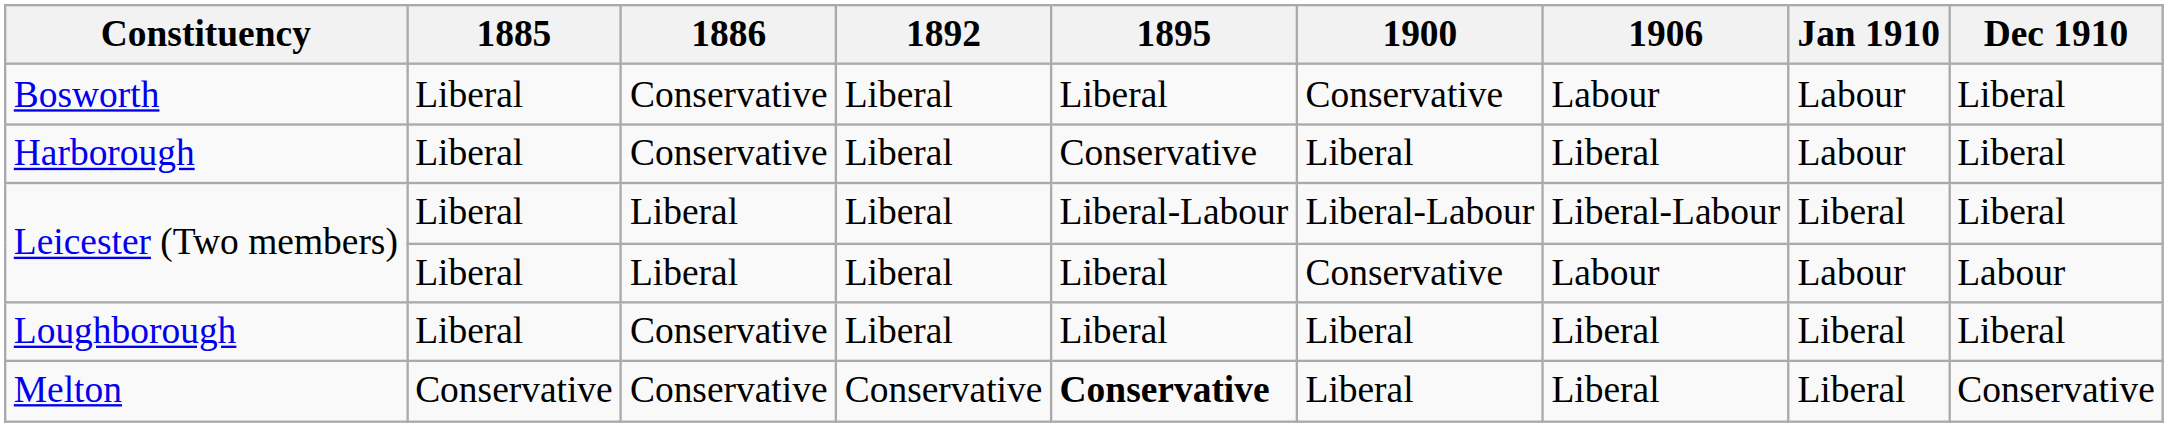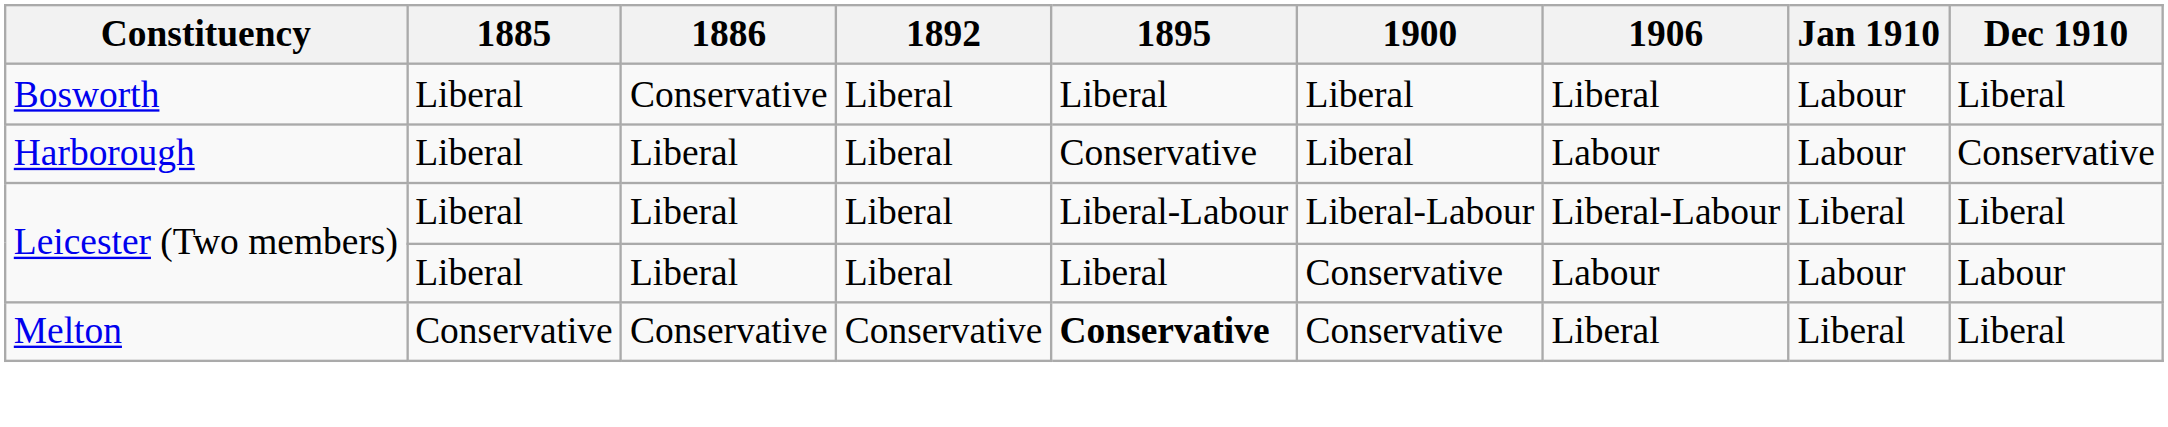(1404, 93) Conservative -> (1360, 93) Liberal
(1606, 93) Labour -> (1606, 93) Liberal
(729, 152) Conservative -> (684, 152) Liberal
(1606, 152) Liberal -> (1606, 152) Labour
(2011, 152) Liberal -> (2056, 152) Conservative
- row: (125, 331)
(1360, 390) Liberal -> (1404, 331) Conservative
(2056, 390) Conservative -> (2011, 331) Liberal
